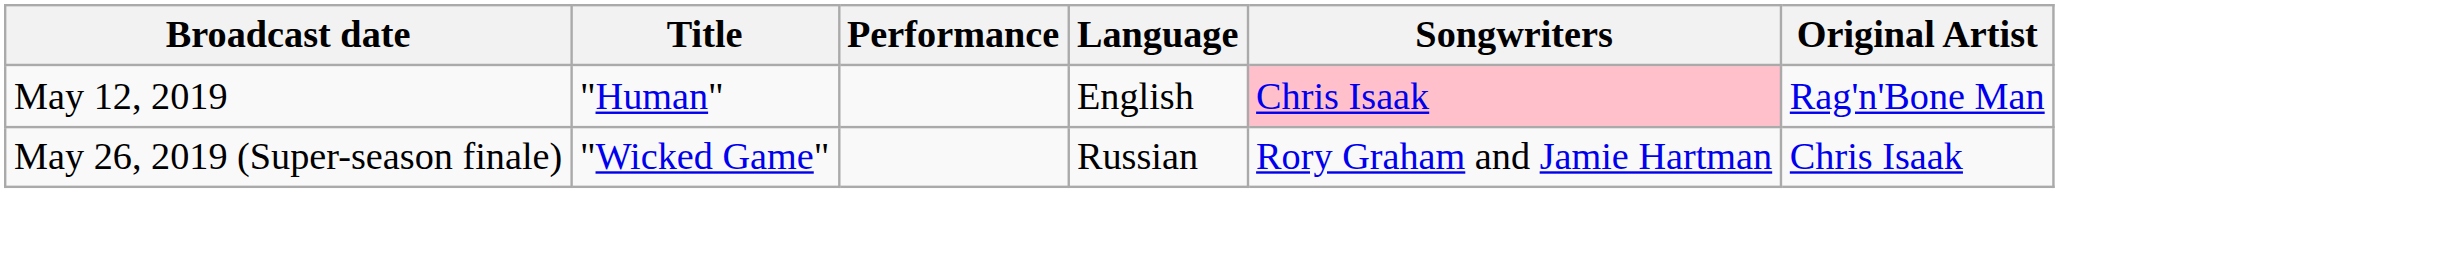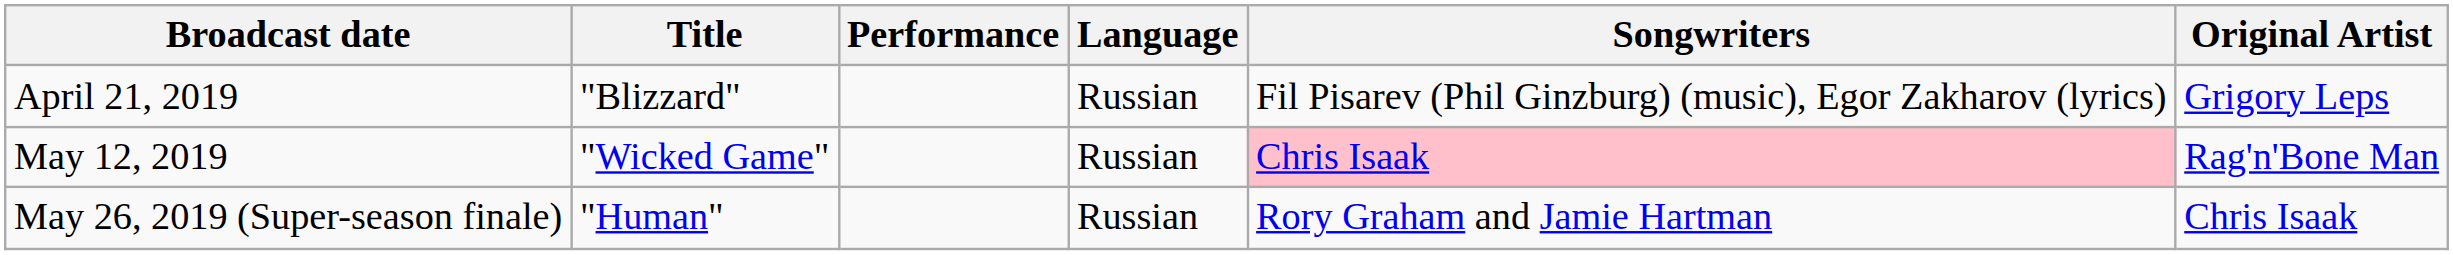+ row: (126, 95)
(652, 95) "Human" -> (705, 156) "Wicked Game"
(1135, 95) English -> (1138, 156) Russian
(705, 156) "Wicked Game" -> (652, 216) "Human"
